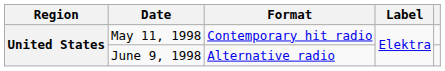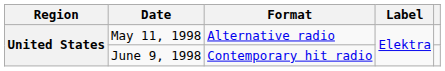(290, 35) Contemporary hit radio -> (271, 35) Alternative radio
(271, 55) Alternative radio -> (290, 55) Contemporary hit radio
